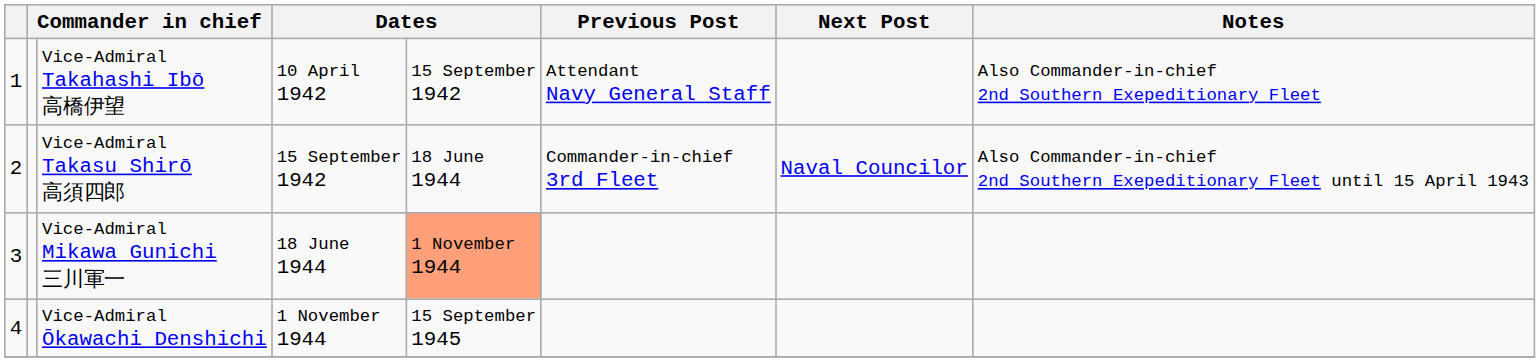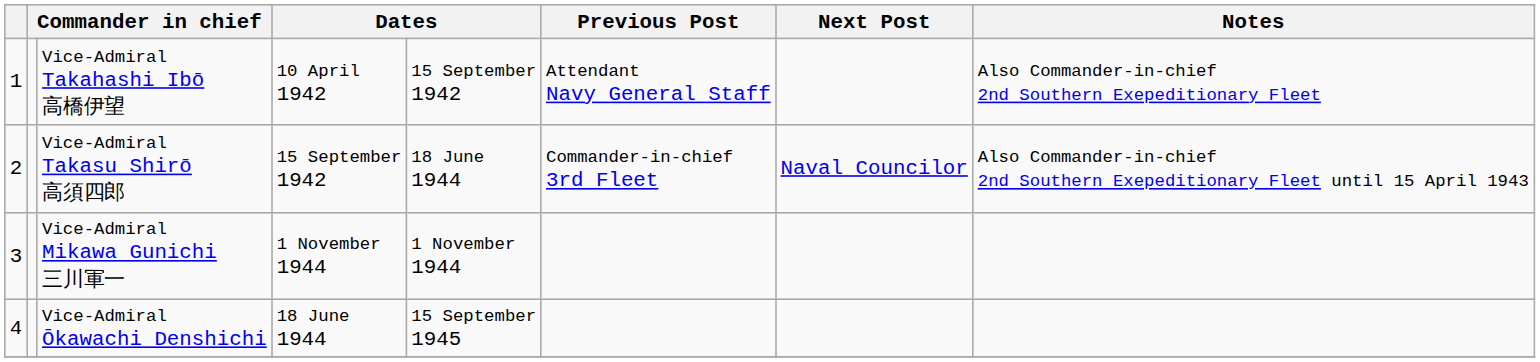(313, 257) 18 June 1944 -> (329, 257) 1 November 1944
(463, 257) lightsalmon background -> (463, 257) no background
(329, 329) 1 November 1944 -> (313, 329) 18 June 1944
